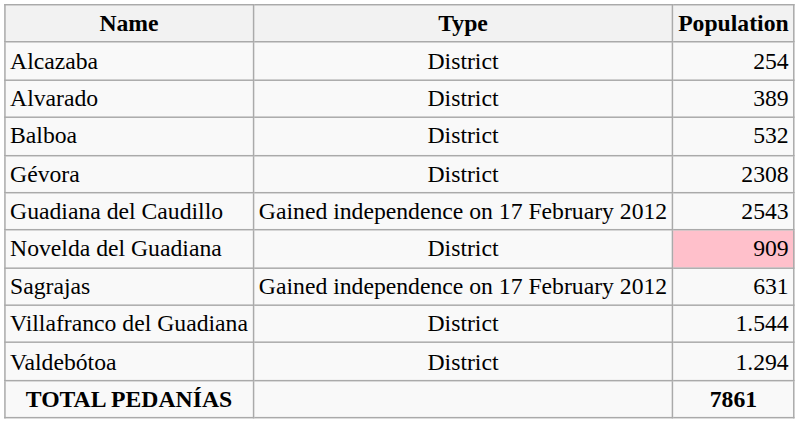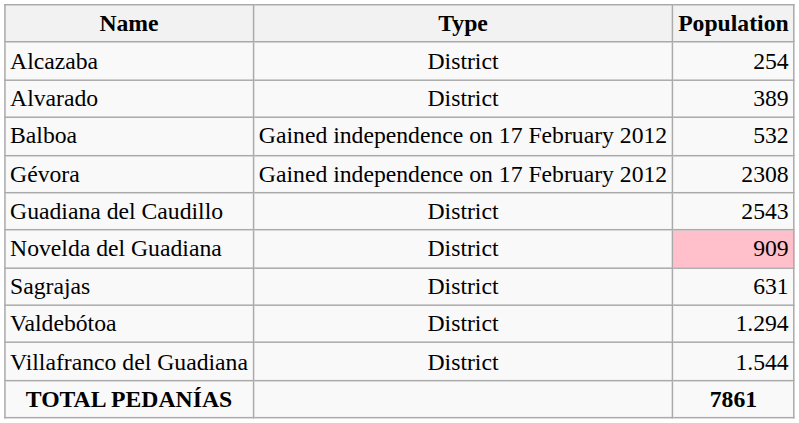(463, 135) District -> (463, 135) Gained independence on 17 February 2012
(463, 173) District -> (463, 173) Gained independence on 17 February 2012
(463, 211) Gained independence on 17 February 2012 -> (463, 211) District
(463, 286) Gained independence on 17 February 2012 -> (463, 286) District
rows swapped: (63, 361) <-> (129, 323)
